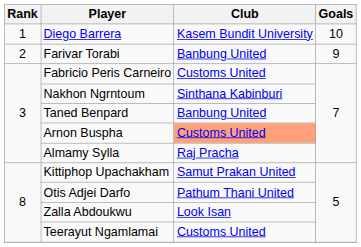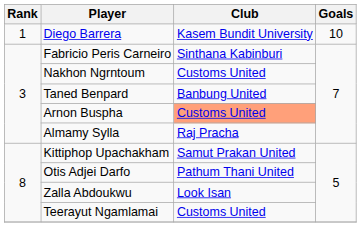- row: (82, 53)
(221, 73) Customs United -> (230, 53) Sinthana Kabinburi
(230, 93) Sinthana Kabinburi -> (221, 73) Customs United
